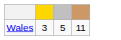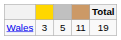+ column: (103, 12)
